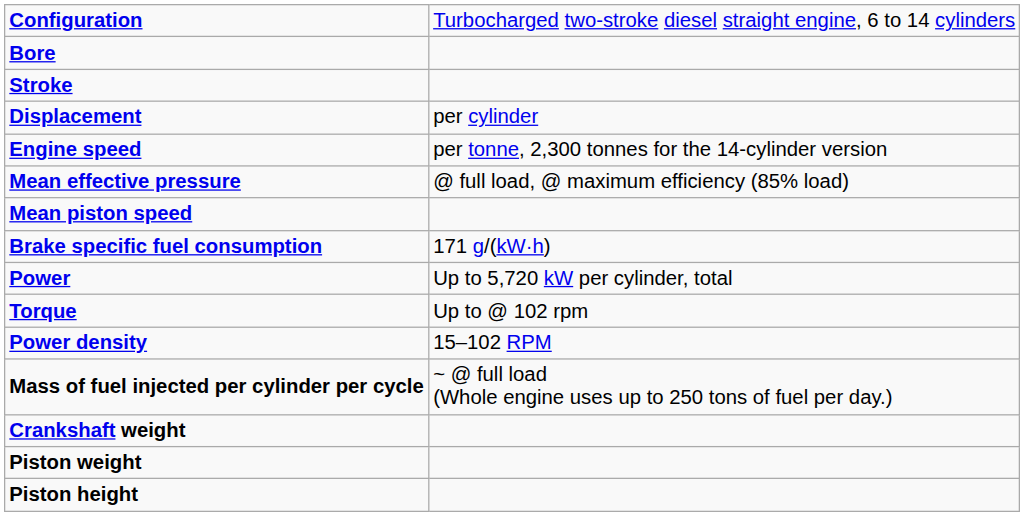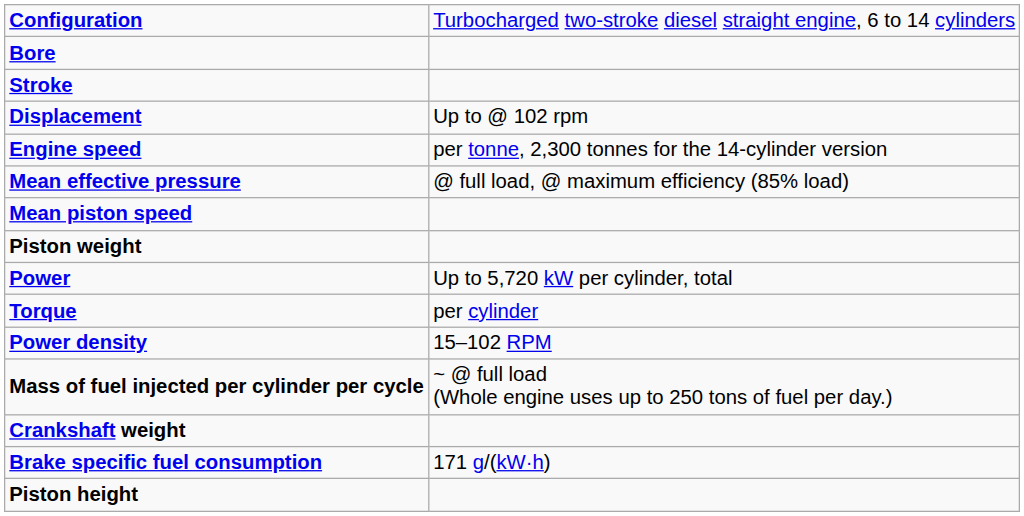(486, 117) per cylinder -> (511, 117) Up to @ 102 rpm
rows swapped: (166, 246) <-> (75, 462)
(511, 310) Up to @ 102 rpm -> (486, 310) per cylinder
